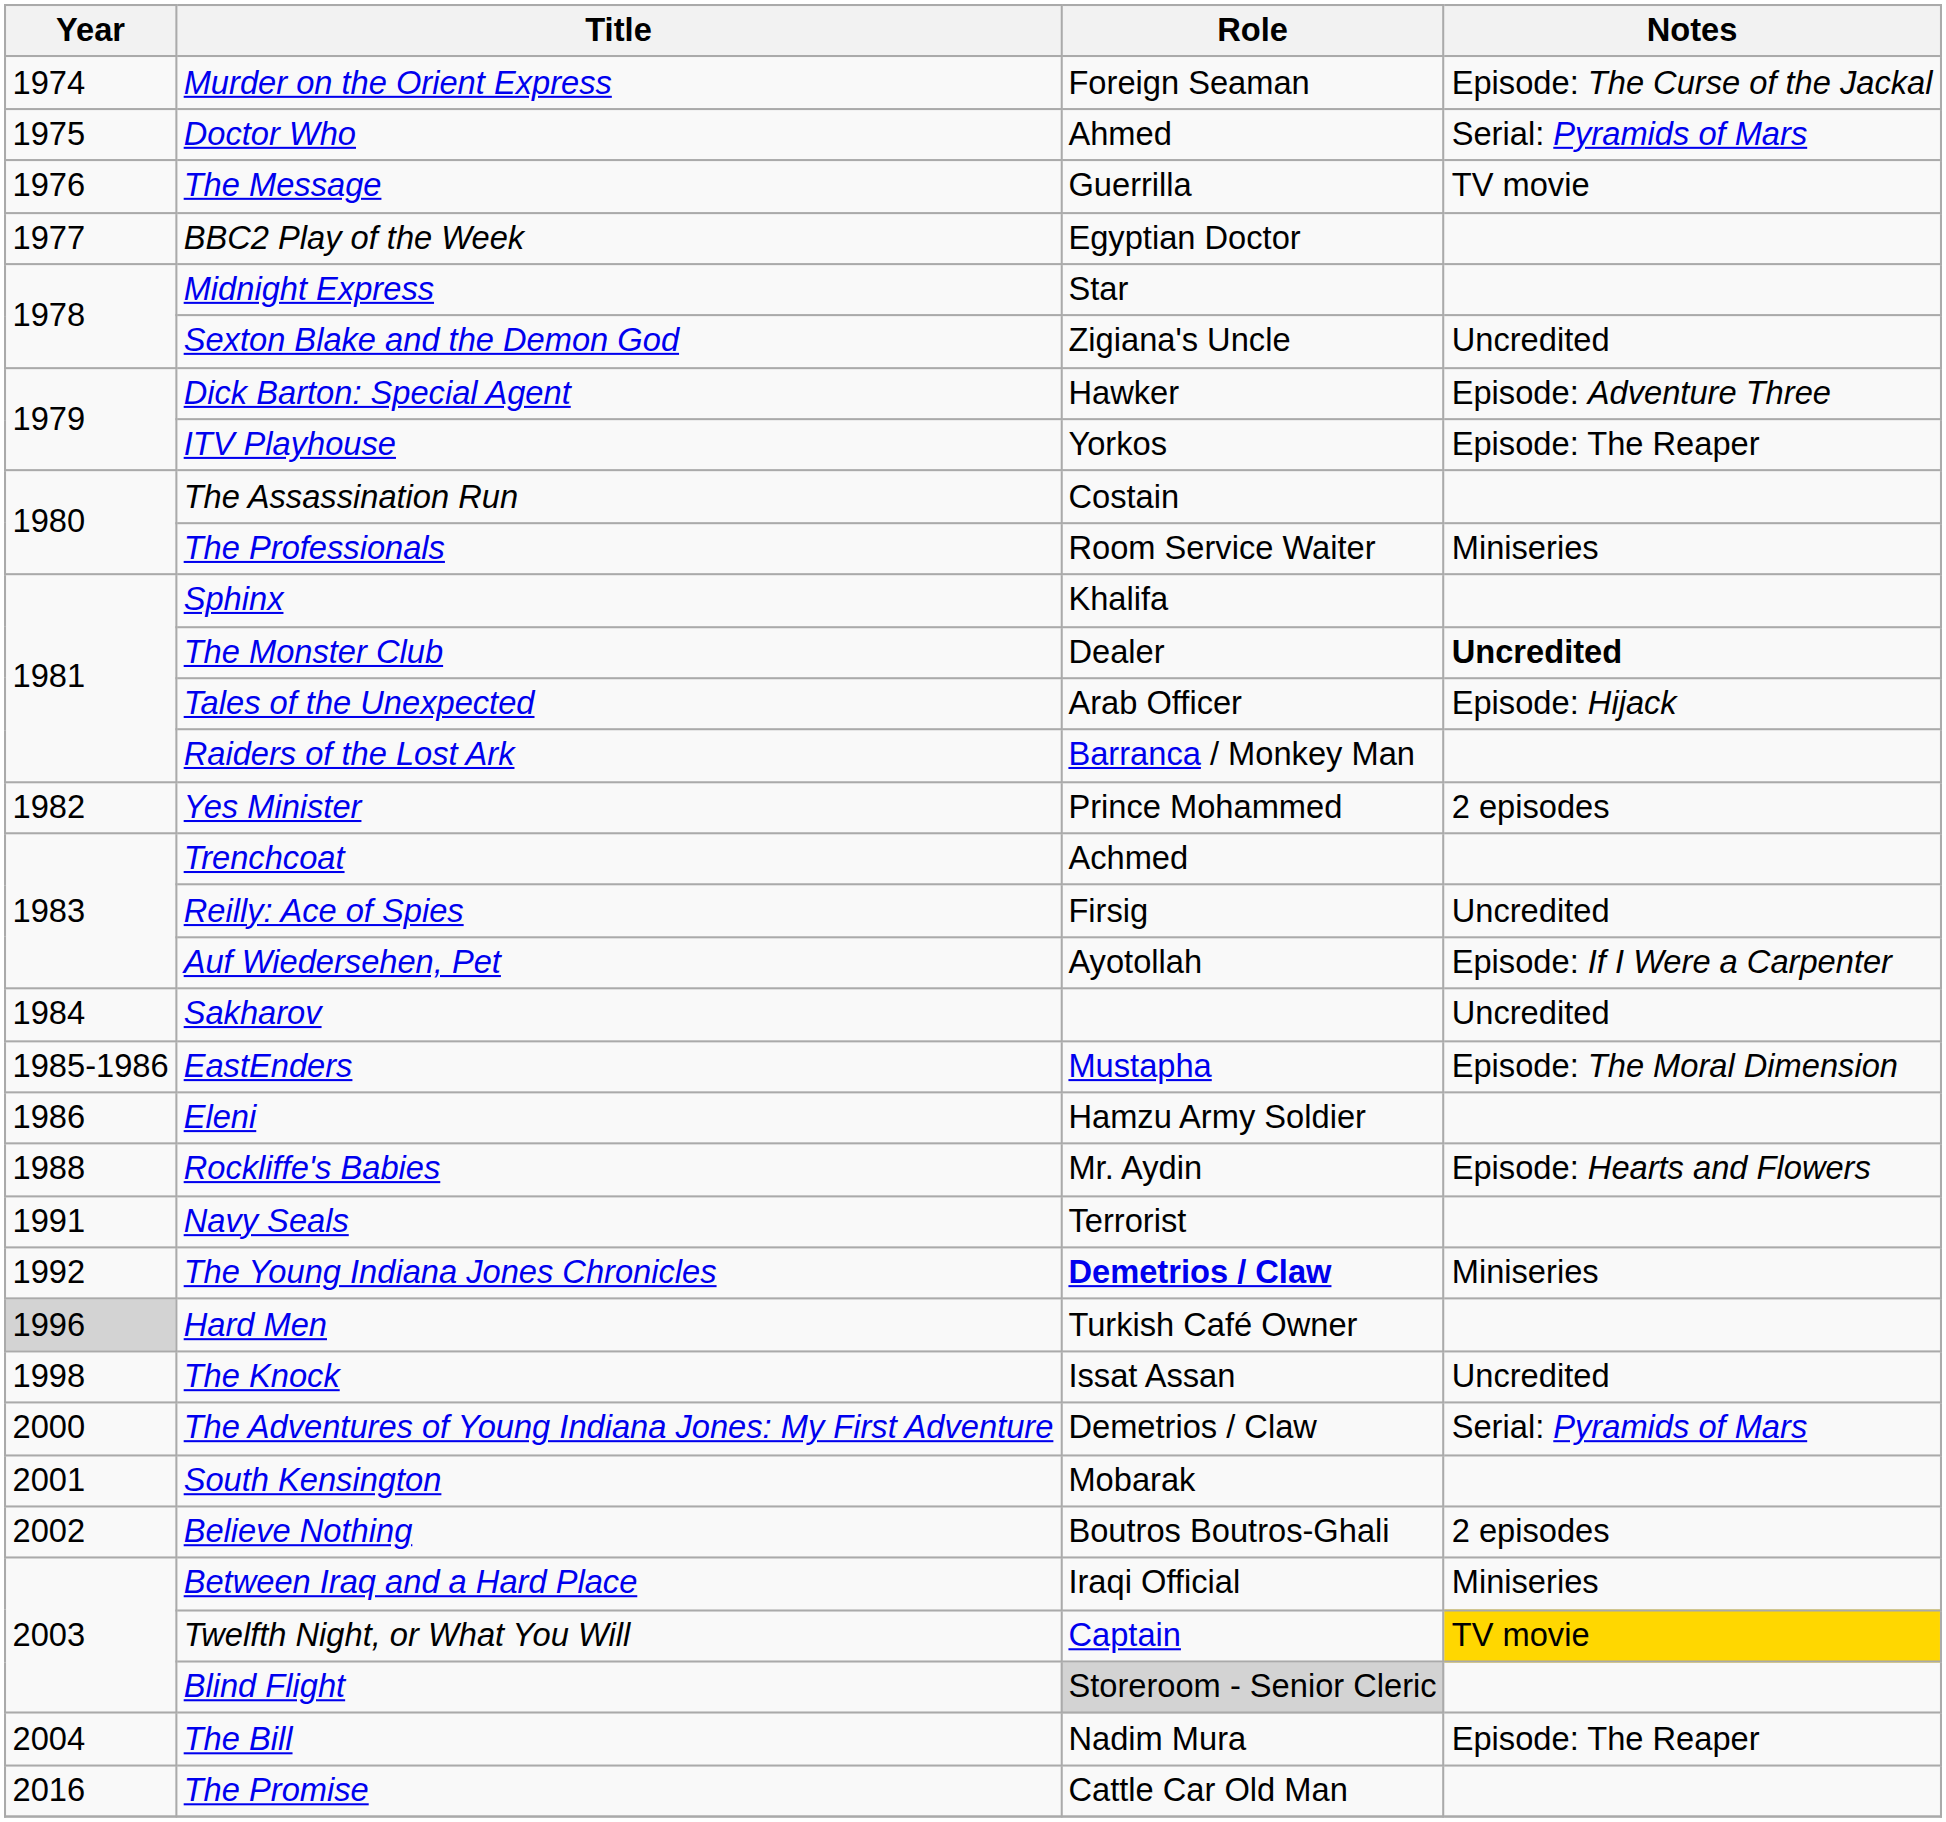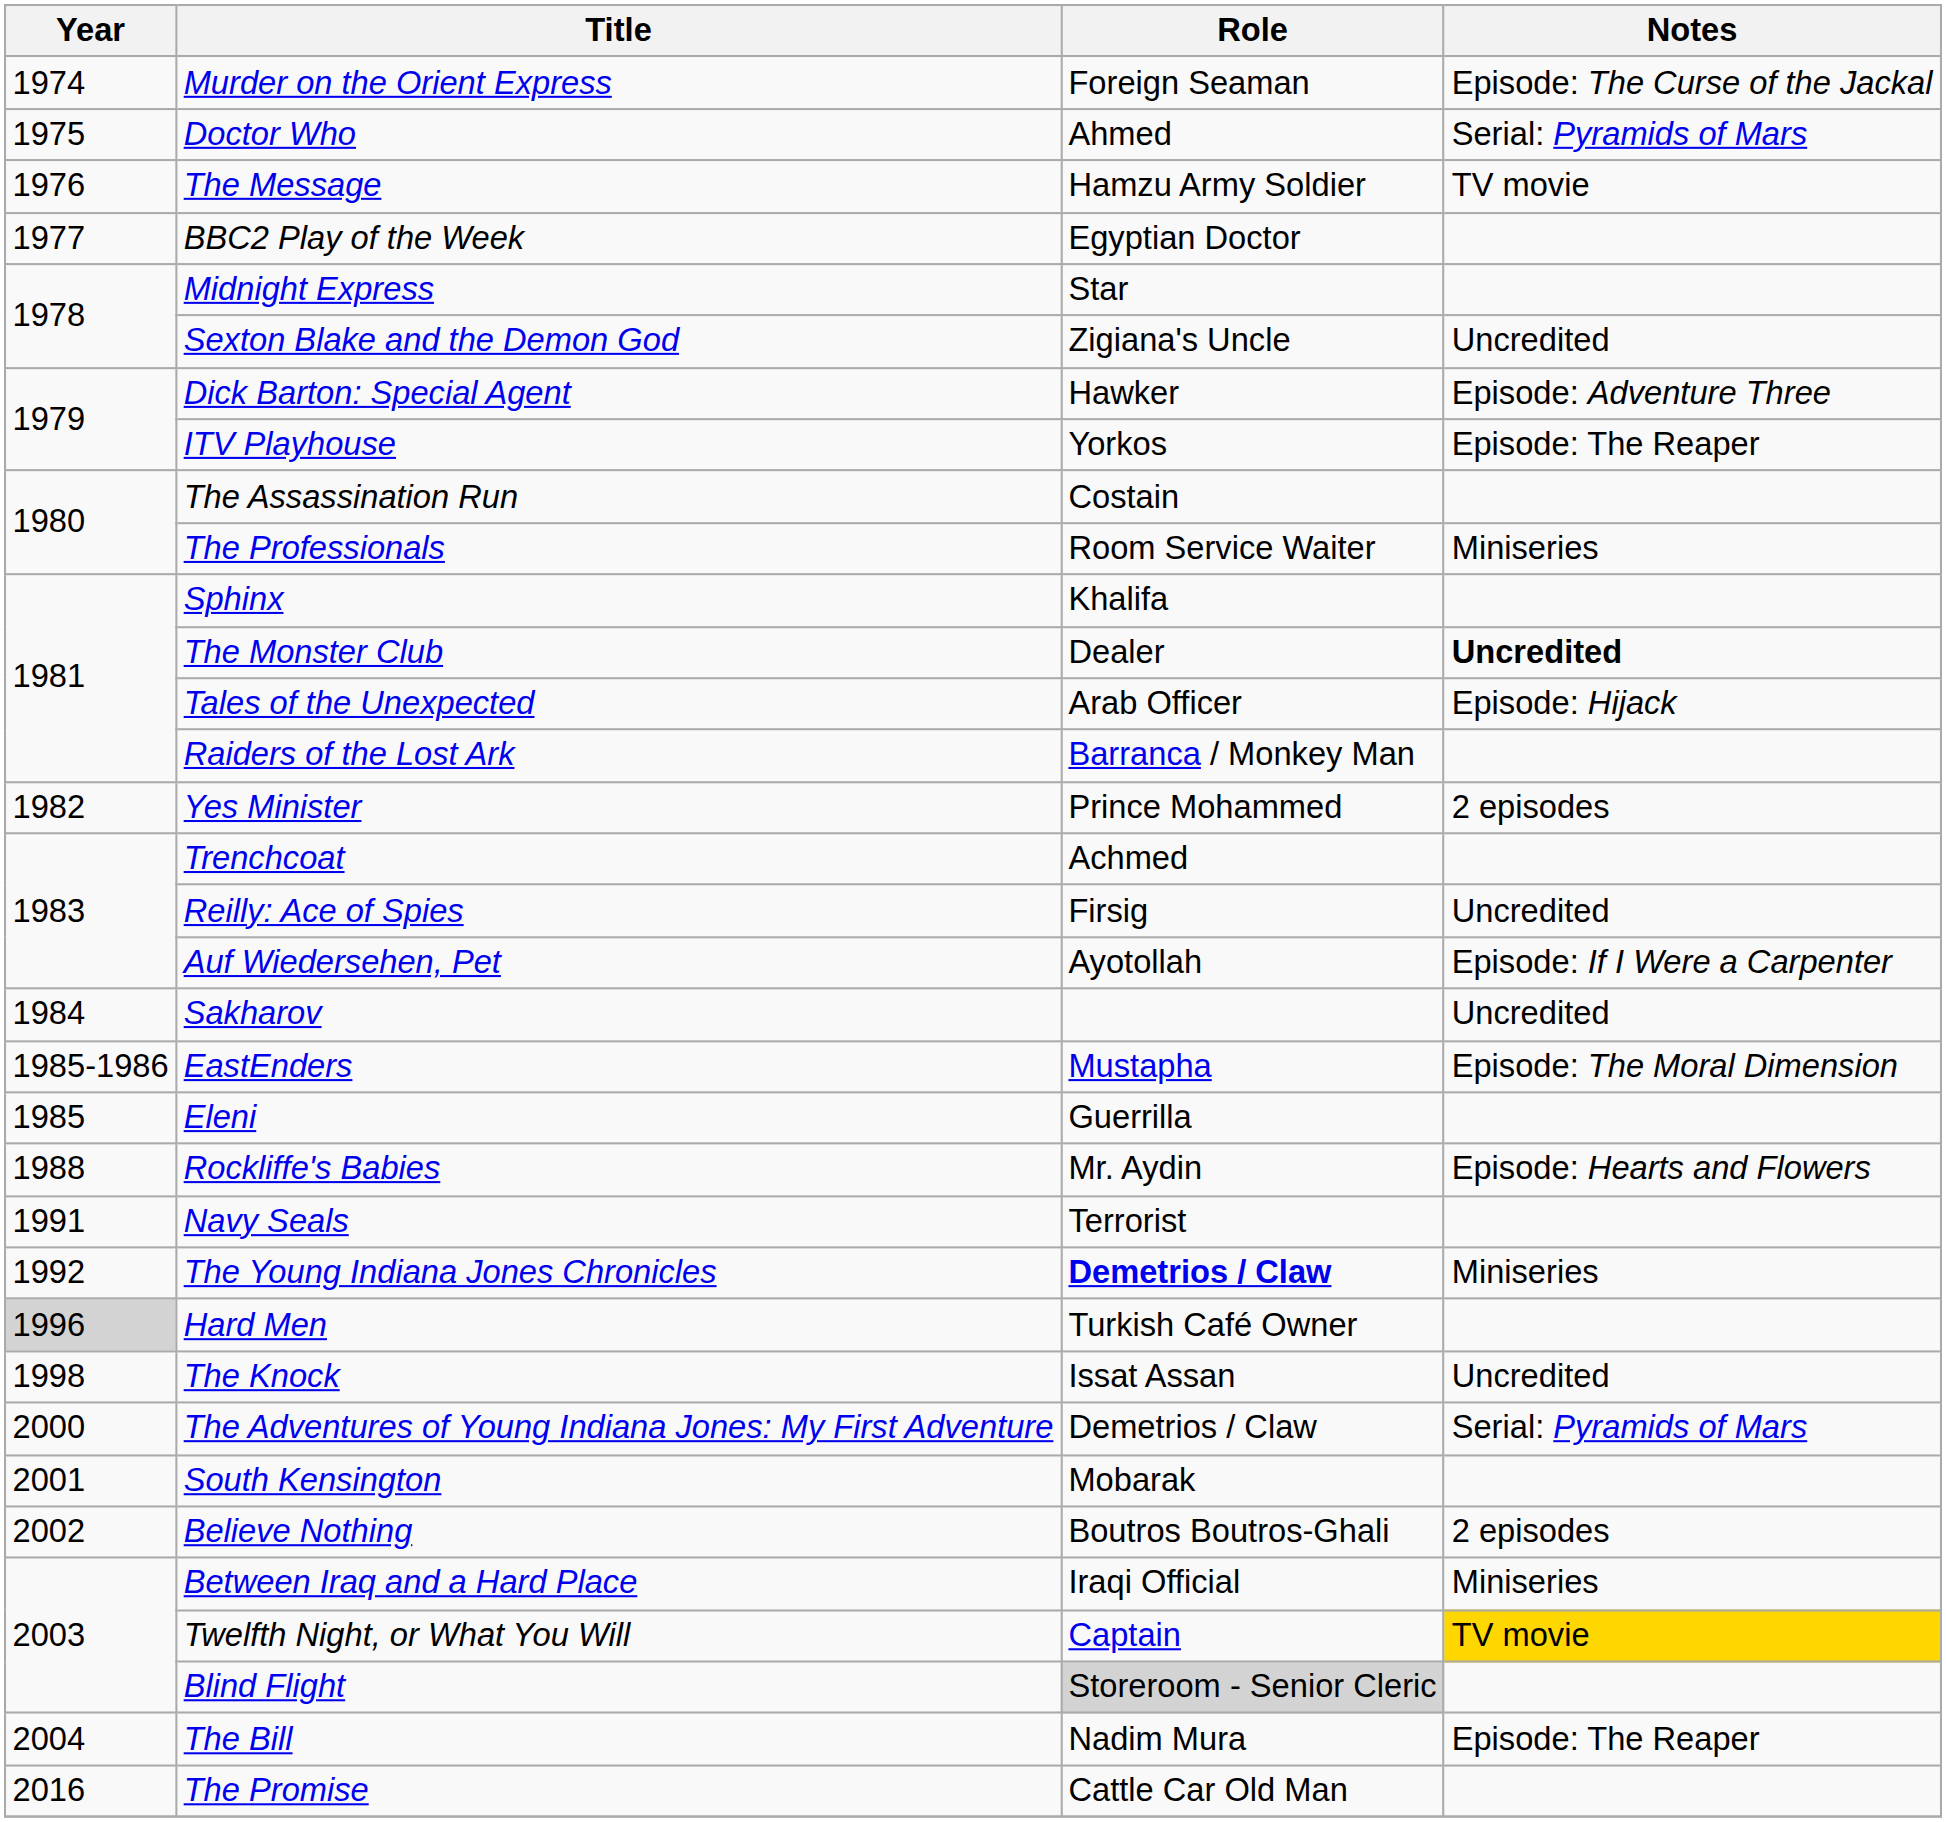(1130, 185) Guerrilla -> (1217, 185) Hamzu Army Soldier
(49, 1117) 1986 -> (49, 1117) 1985
(1217, 1117) Hamzu Army Soldier -> (1130, 1117) Guerrilla
